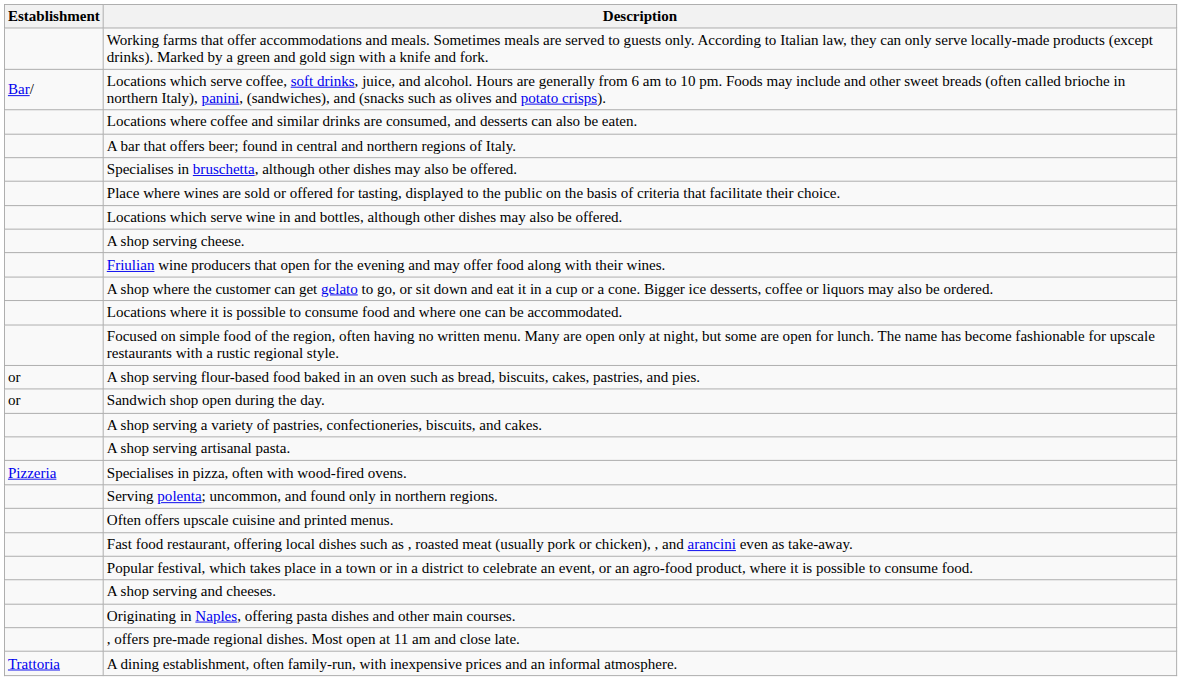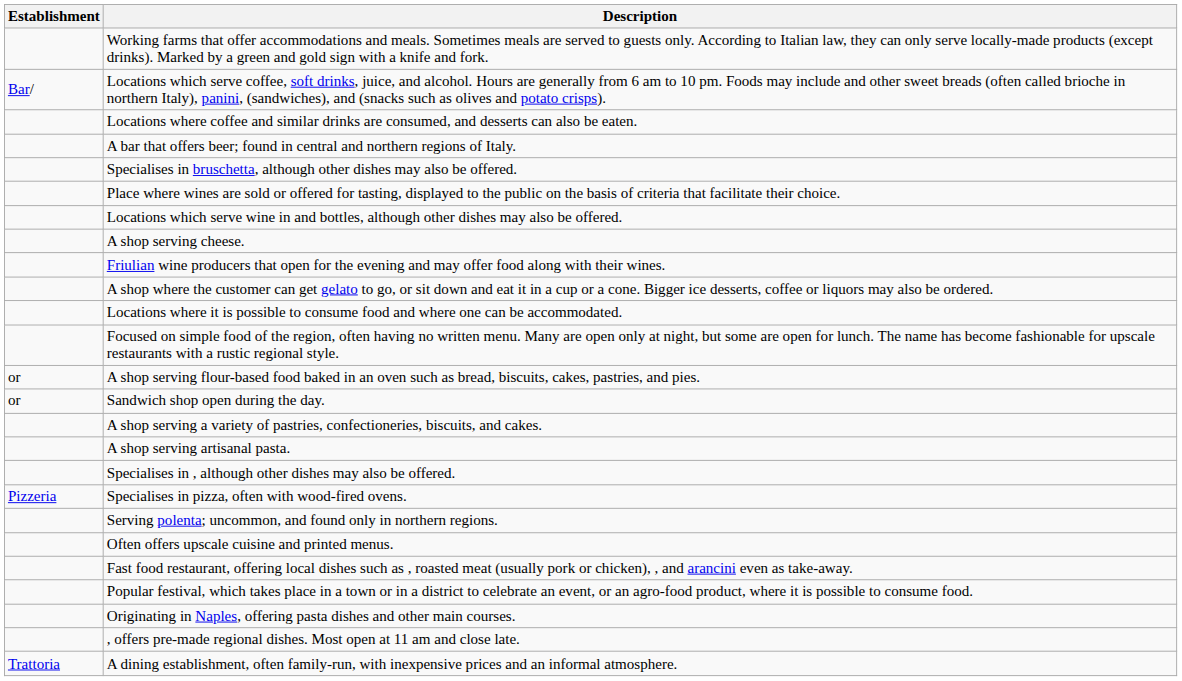+ row: (281, 472)
- row: (191, 591)
